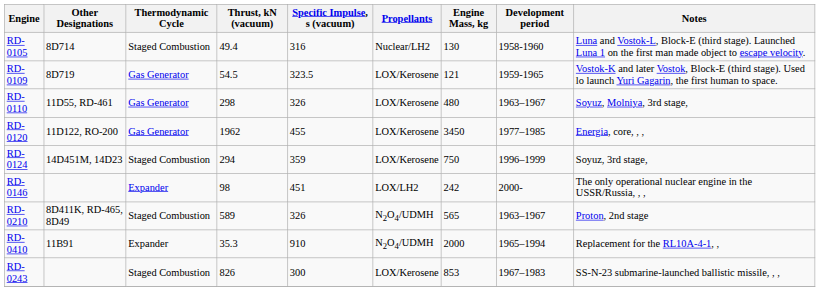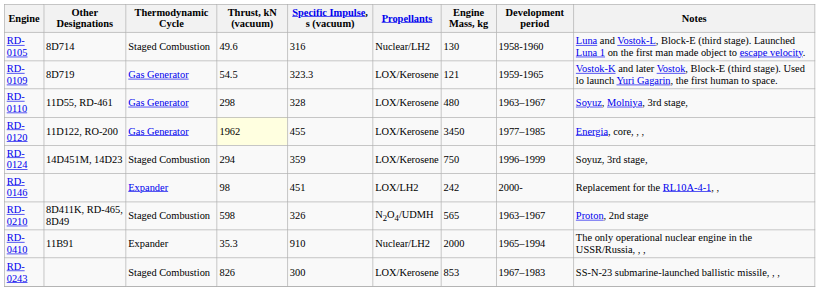(229, 46) 49.4 -> (229, 46) 49.6
(302, 74) 323.5 -> (302, 74) 323.3
(298, 103) 326 -> (298, 103) 328
(230, 131) no background -> (230, 131) lightyellow background
(664, 187) The only operational nuclear engine in the USSR/Russia, , , -> (647, 187) Replacement for the RL10A-4-1, ,
(227, 215) 589 -> (227, 215) 598
(404, 244) N2O4/UDMH -> (403, 244) Nuclear/LH2
(647, 244) Replacement for the RL10A-4-1, , -> (664, 244) The only operational nuclear engine in the USSR/Russia, , ,
